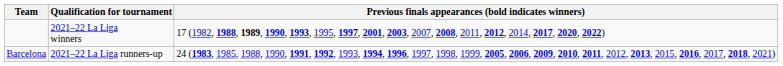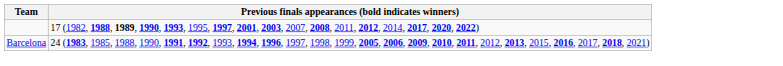- column: (111, 12)
